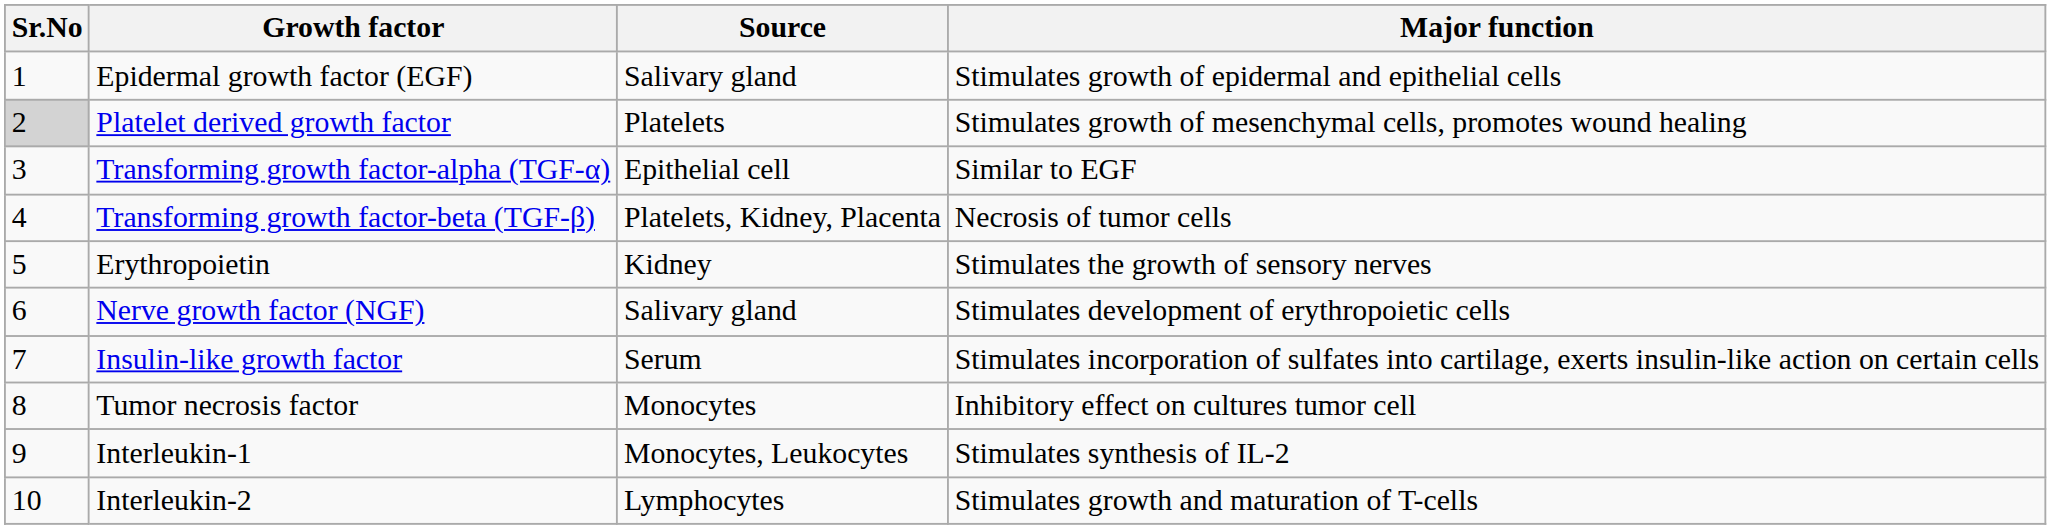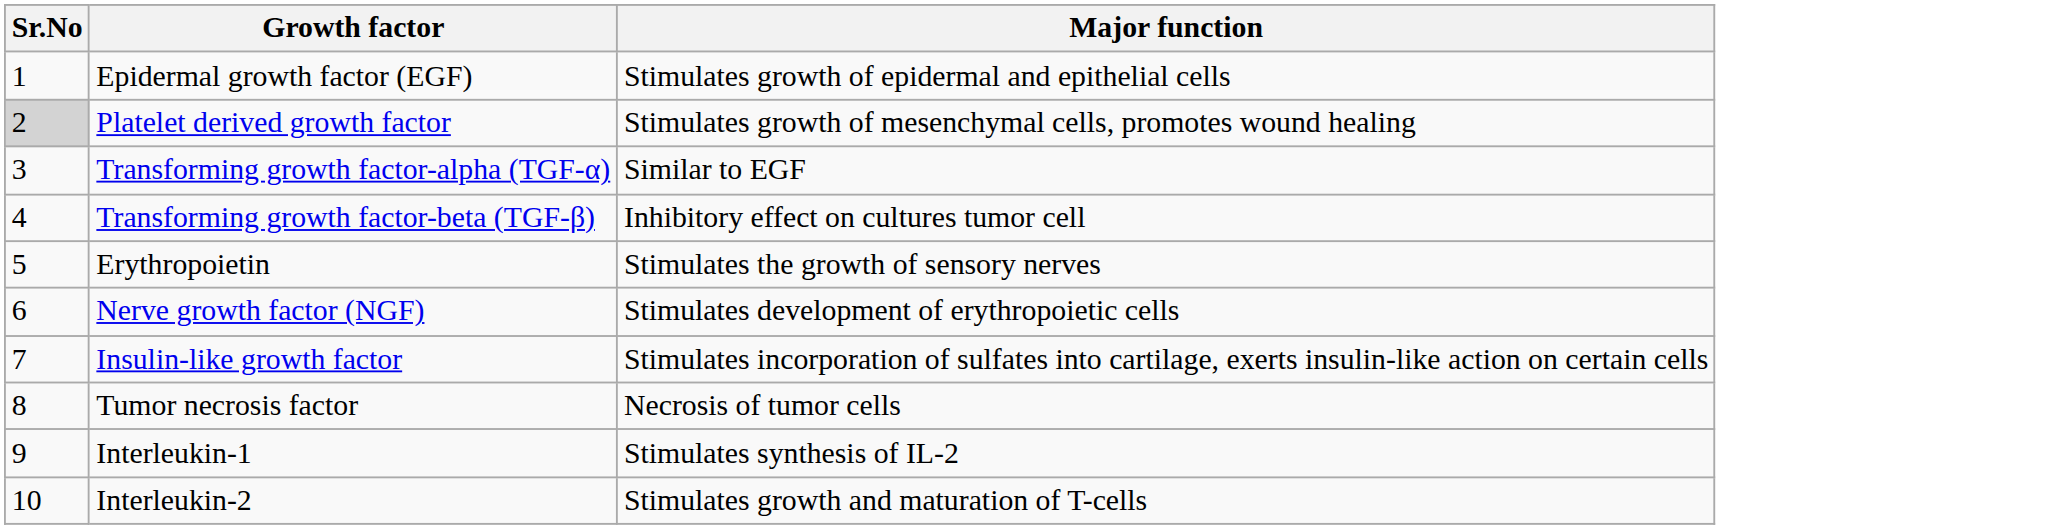- column: (783, 28)
(1093, 216) Necrosis of tumor cells -> (855, 216) Inhibitory effect on cultures tumor cell
(1185, 405) Inhibitory effect on cultures tumor cell -> (762, 405) Necrosis of tumor cells
